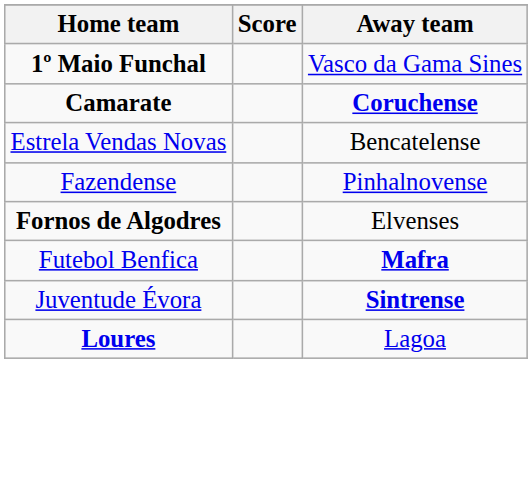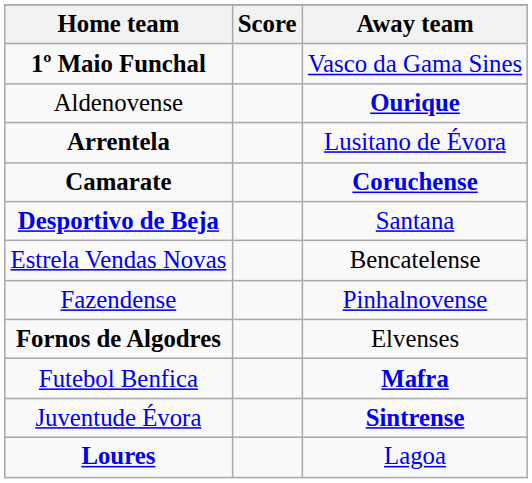+ row: (118, 102)
+ row: (118, 142)
+ row: (118, 220)
